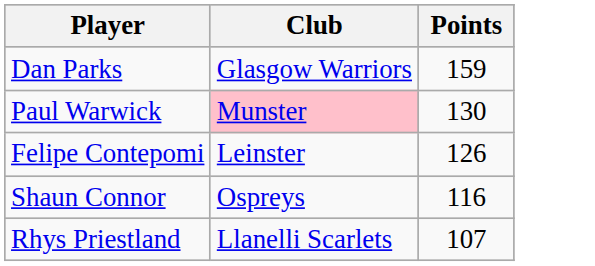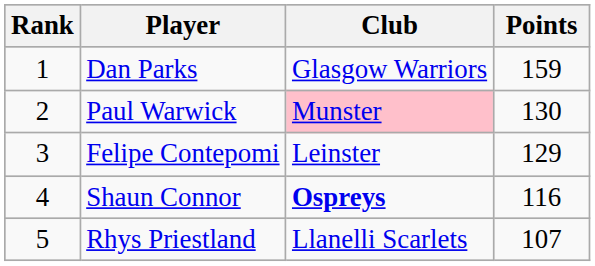+ column: (42, 25)
(466, 153) 126 -> (542, 153) 129
(261, 196) normal -> (339, 196) bold
